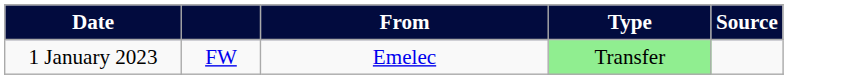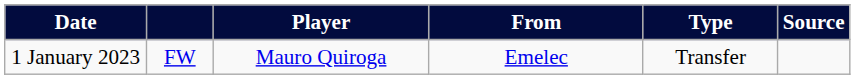+ column: (321, 22)
(630, 56) lightgreen background -> (711, 56) no background
